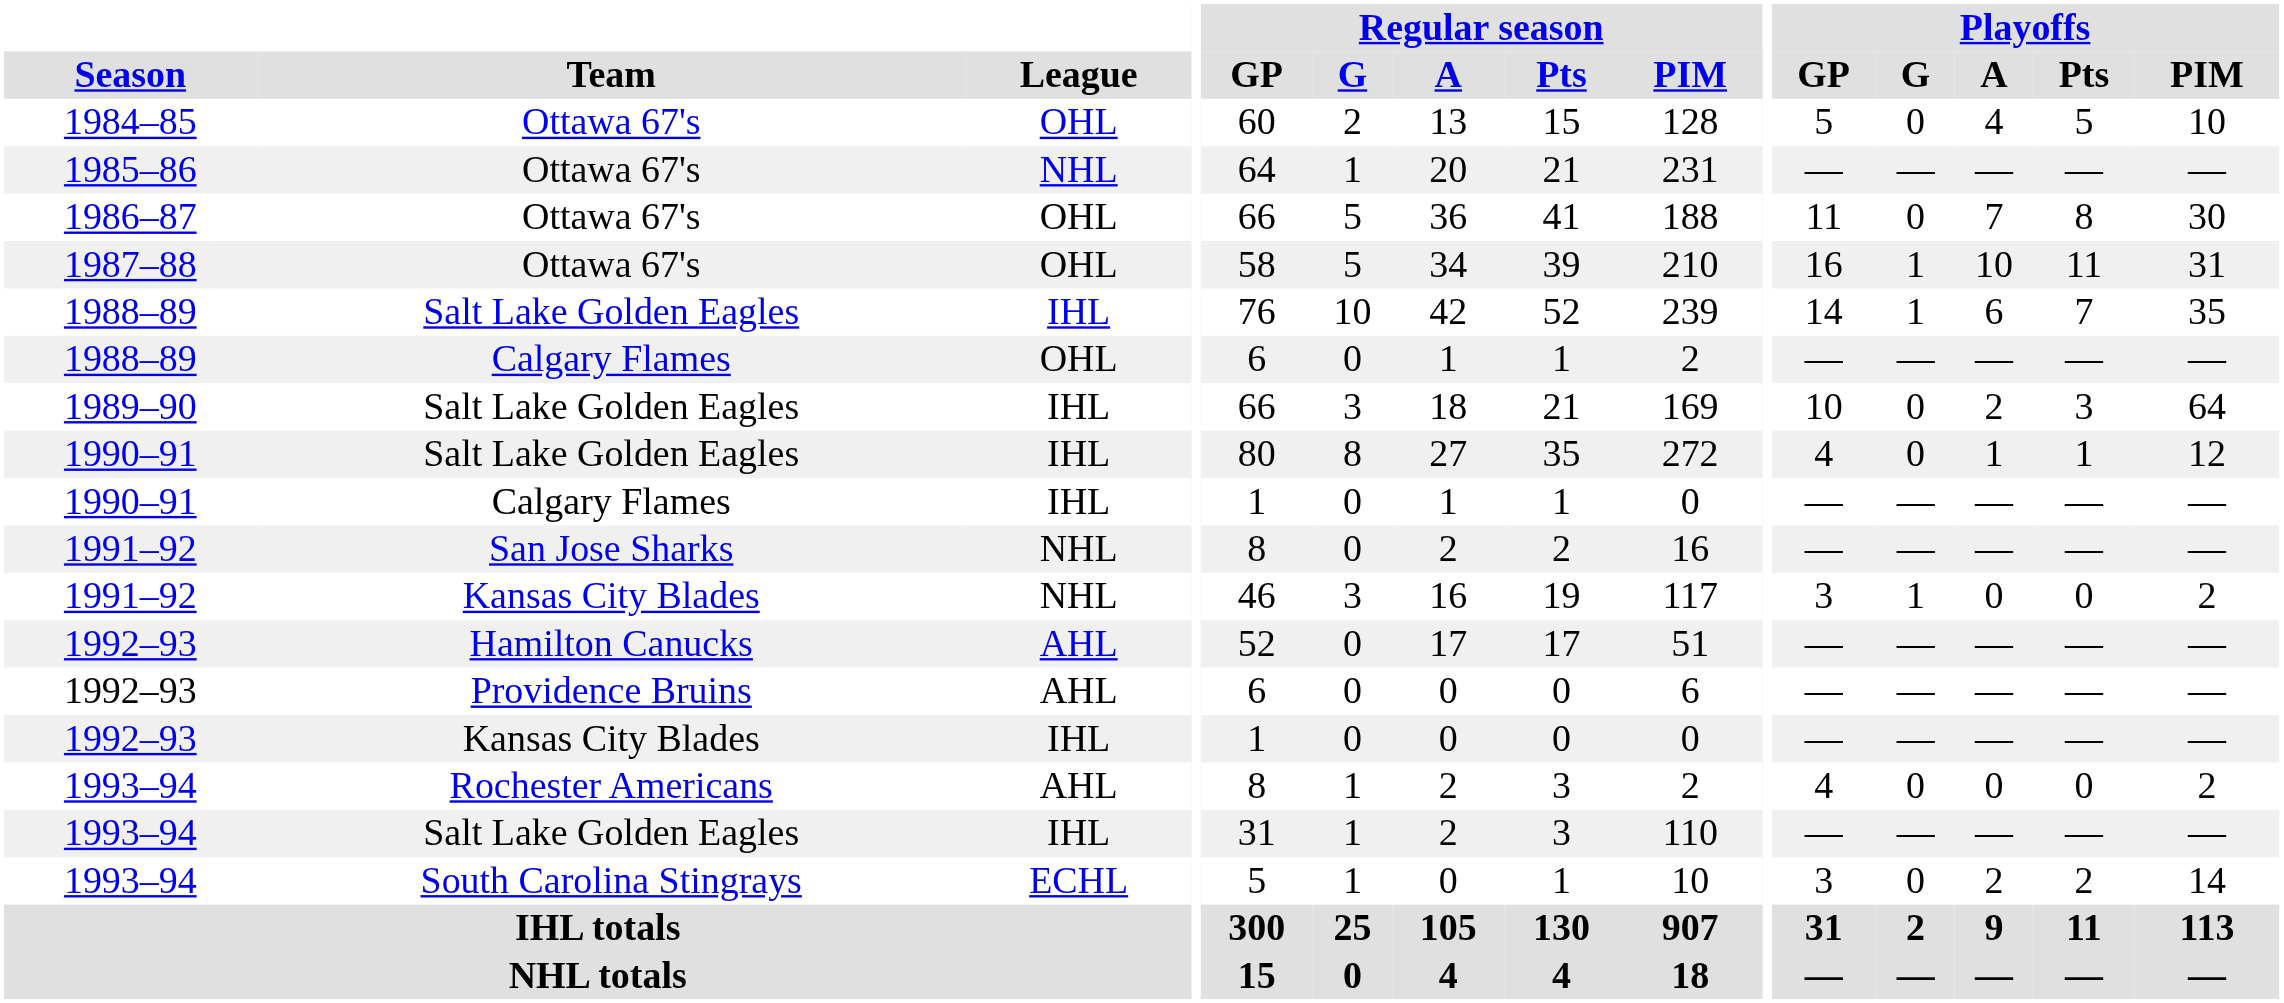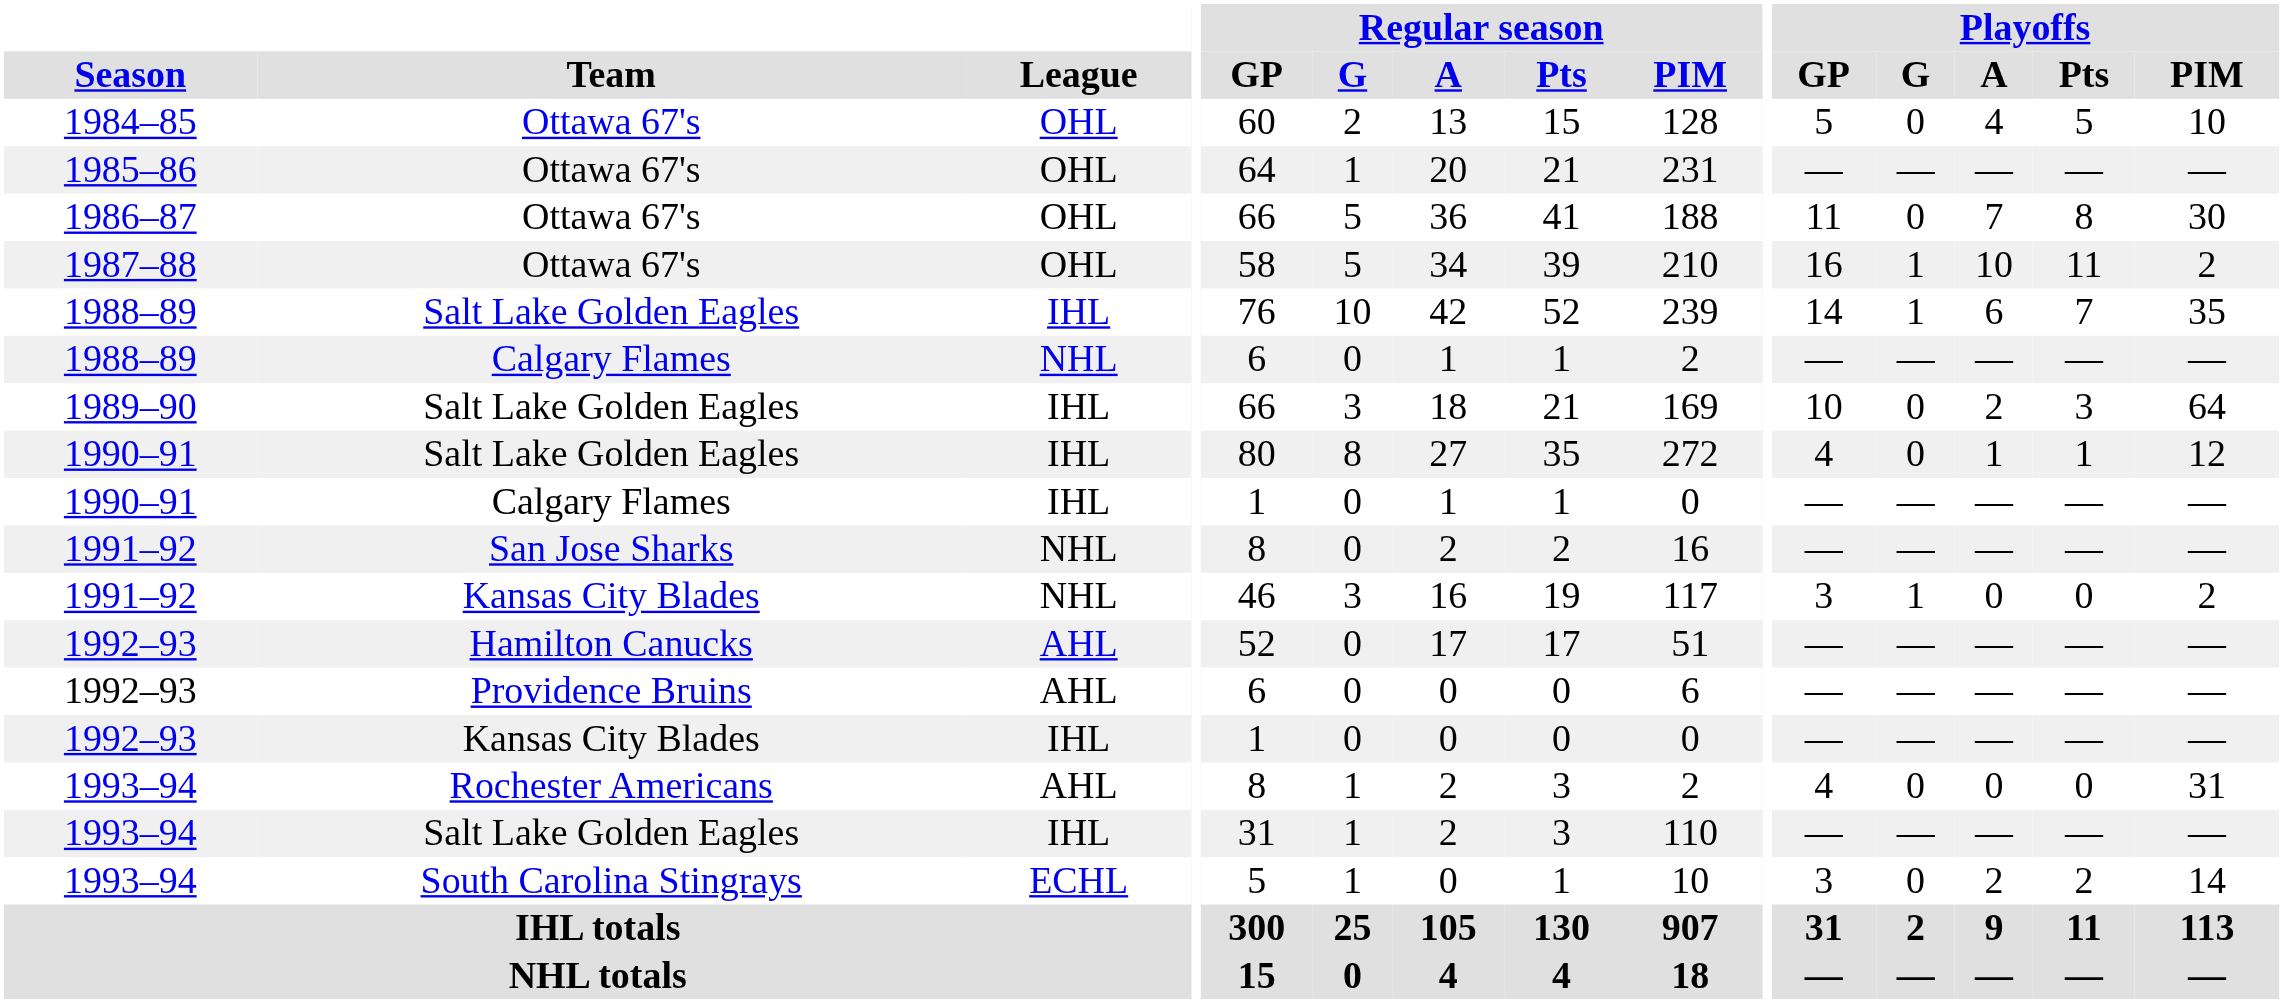(1079, 169) NHL -> (1079, 169) OHL
(2207, 264) 31 -> (2207, 264) 2
(1079, 358) OHL -> (1079, 358) NHL
(2207, 785) 2 -> (2207, 785) 31
